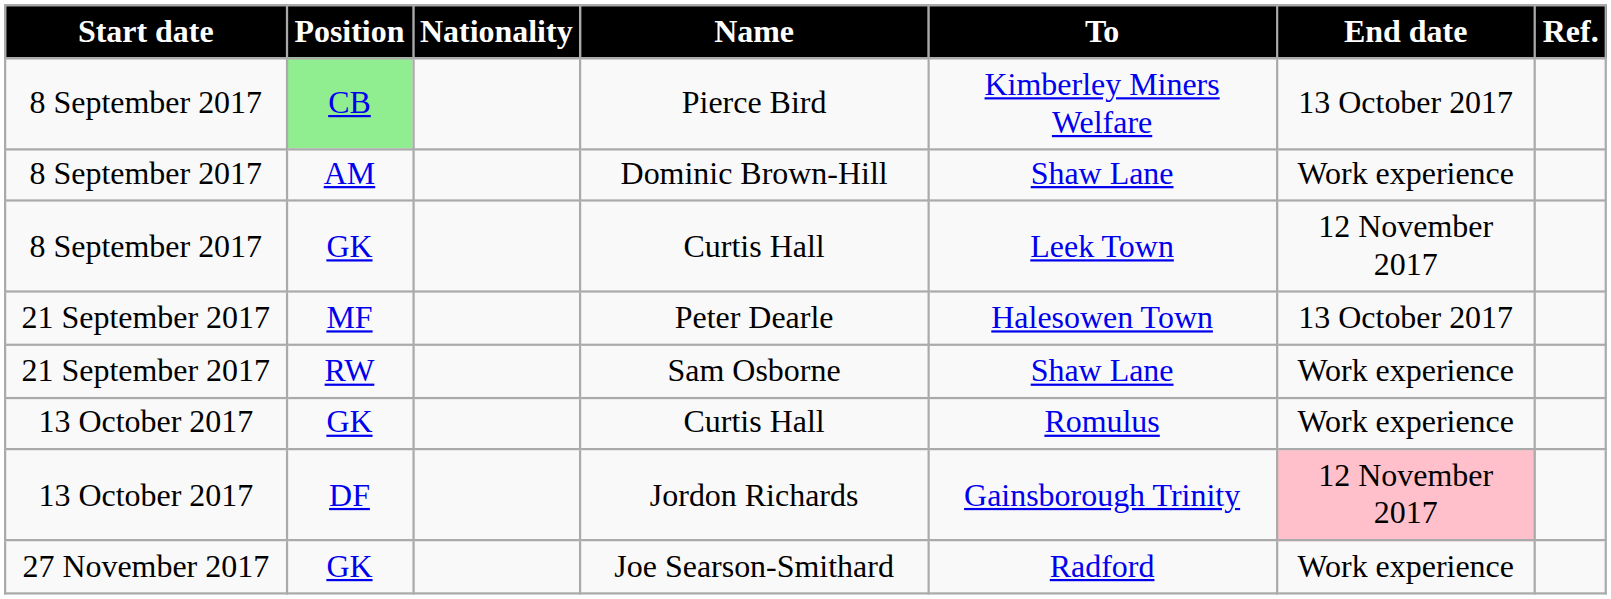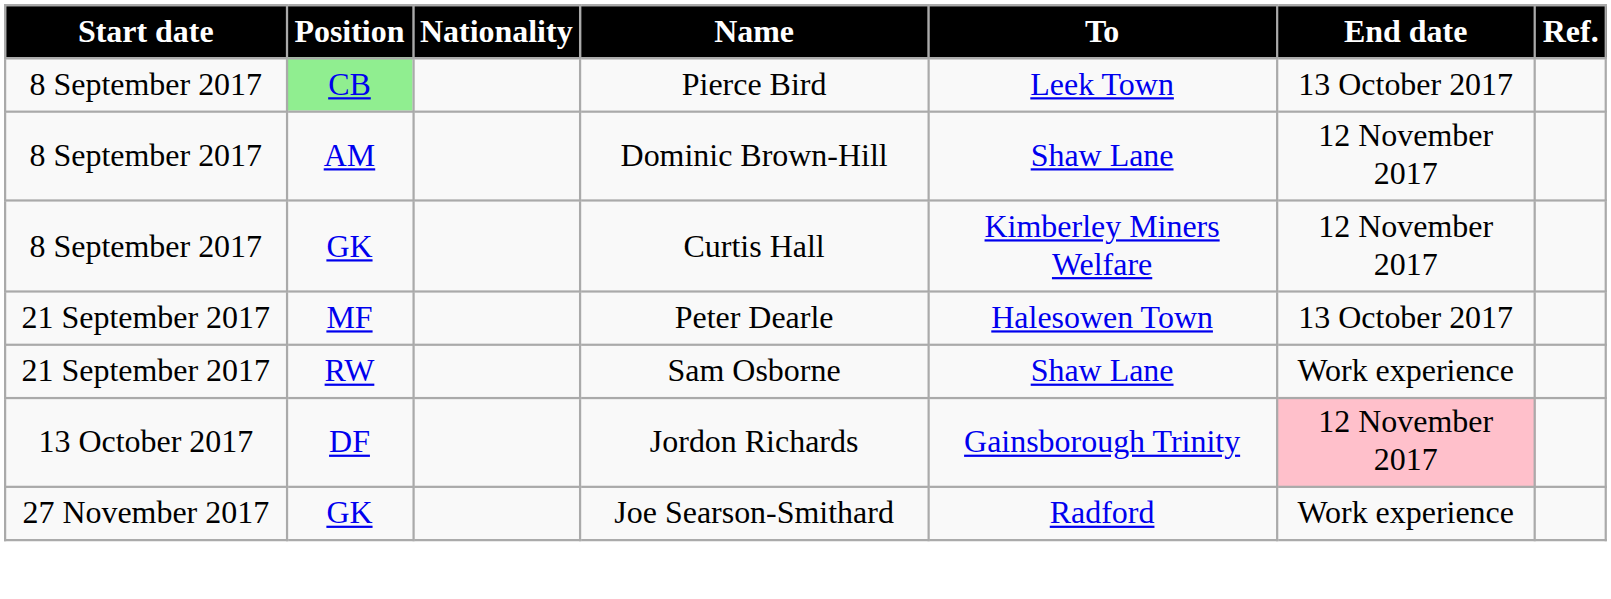(1102, 102) Kimberley Miners Welfare -> (1102, 83) Leek Town
(1406, 174) Work experience -> (1406, 155) 12 November 2017
(1102, 246) Leek Town -> (1102, 246) Kimberley Miners Welfare
- row: (146, 423)
